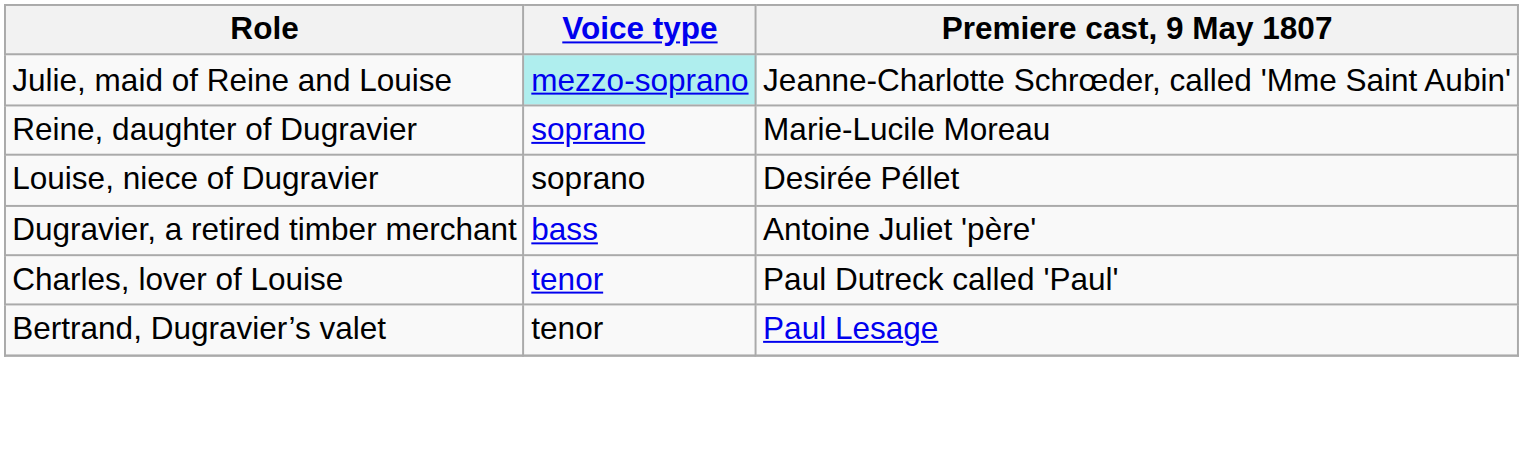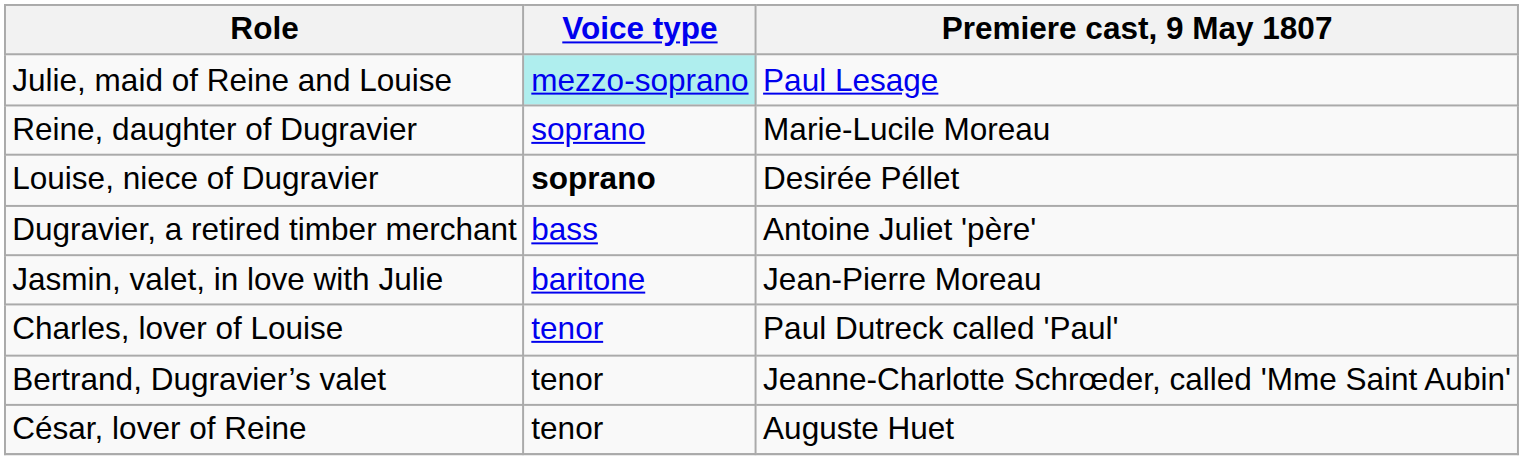(1137, 79) Jeanne-Charlotte Schrœder, called 'Mme Saint Aubin' -> (851, 79) Paul Lesage
(588, 179) normal -> (593, 179) bold
+ row: (228, 279)
(851, 329) Paul Lesage -> (1137, 379) Jeanne-Charlotte Schrœder, called 'Mme Saint Aubin'
+ row: (159, 429)
